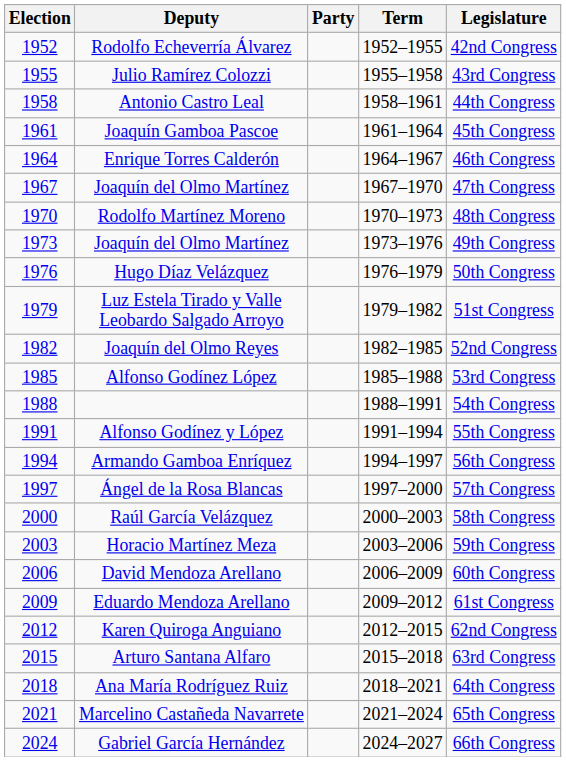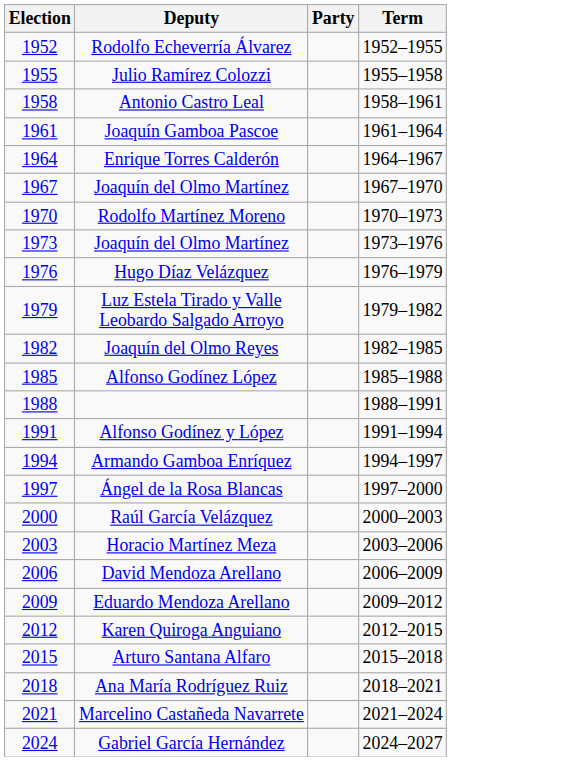- column: (504, 18)
